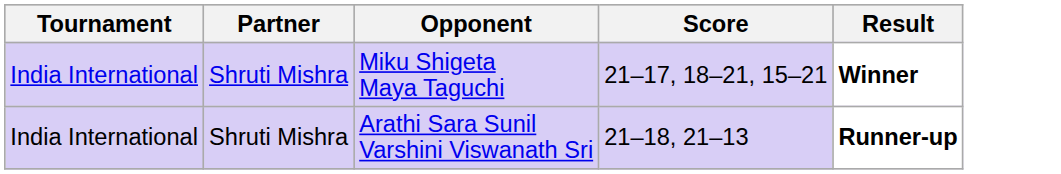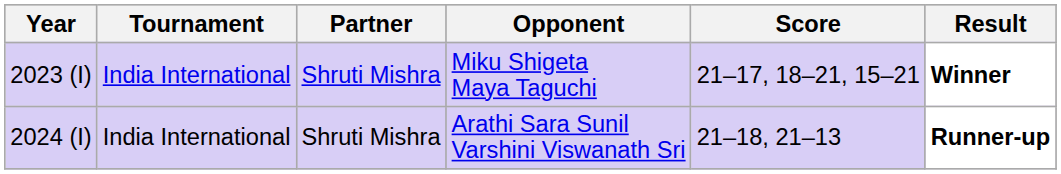+ column: (51, 24)
